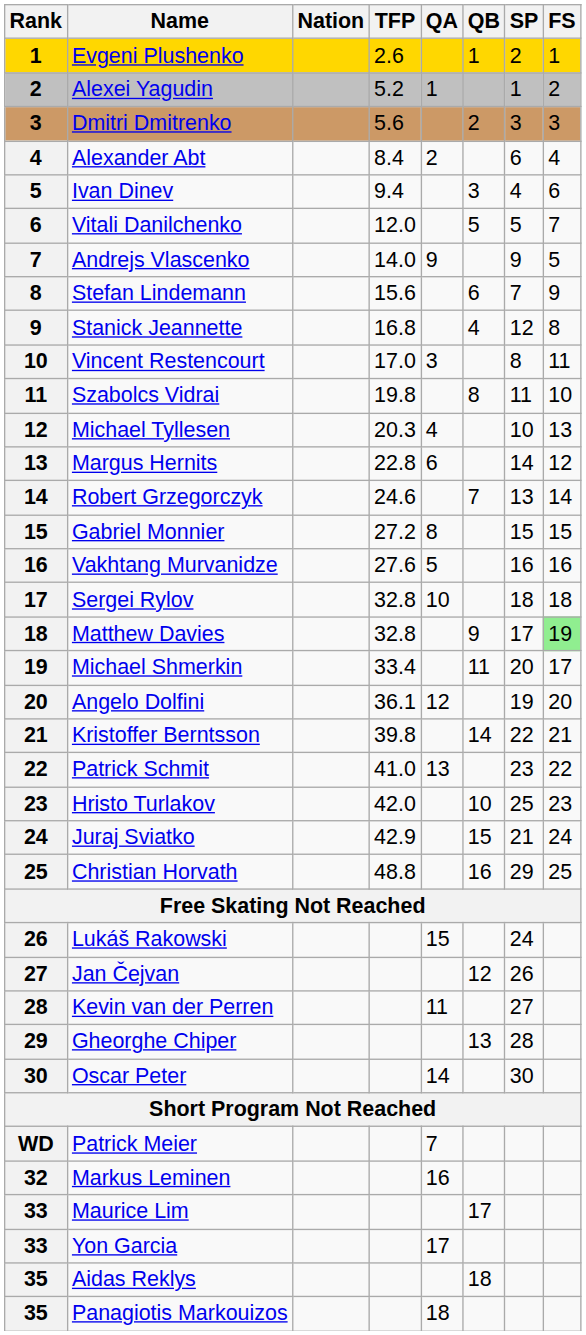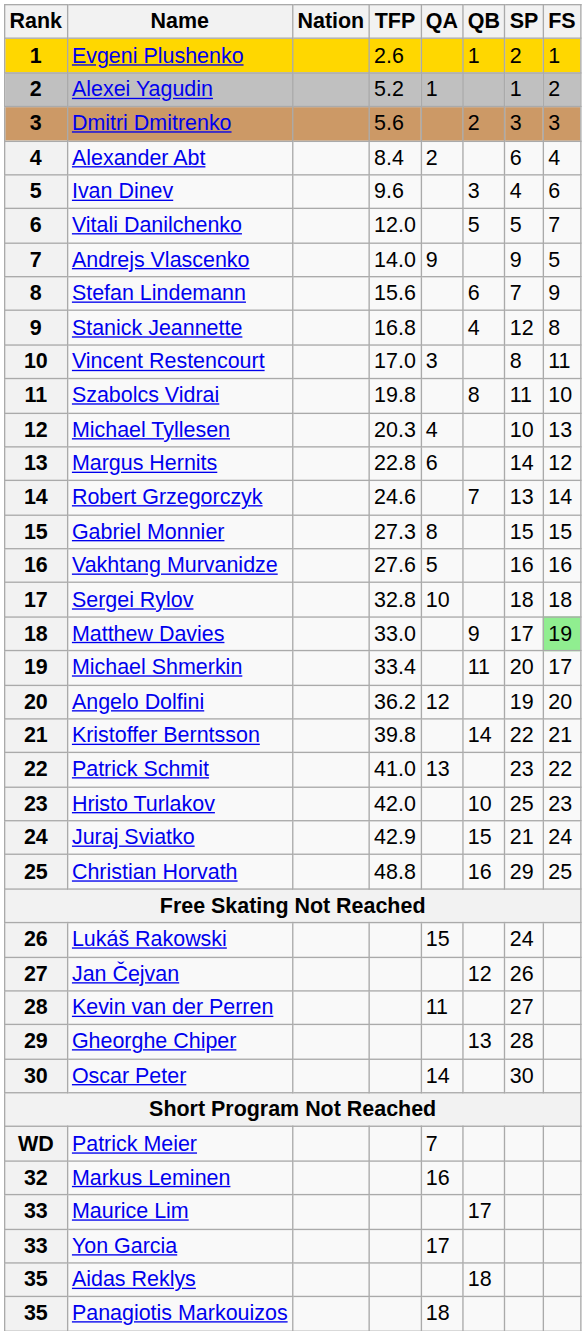(389, 191) 9.4 -> (389, 191) 9.6
(395, 531) 27.2 -> (395, 531) 27.3
(395, 633) 32.8 -> (395, 633) 33.0
(395, 701) 36.1 -> (395, 701) 36.2
